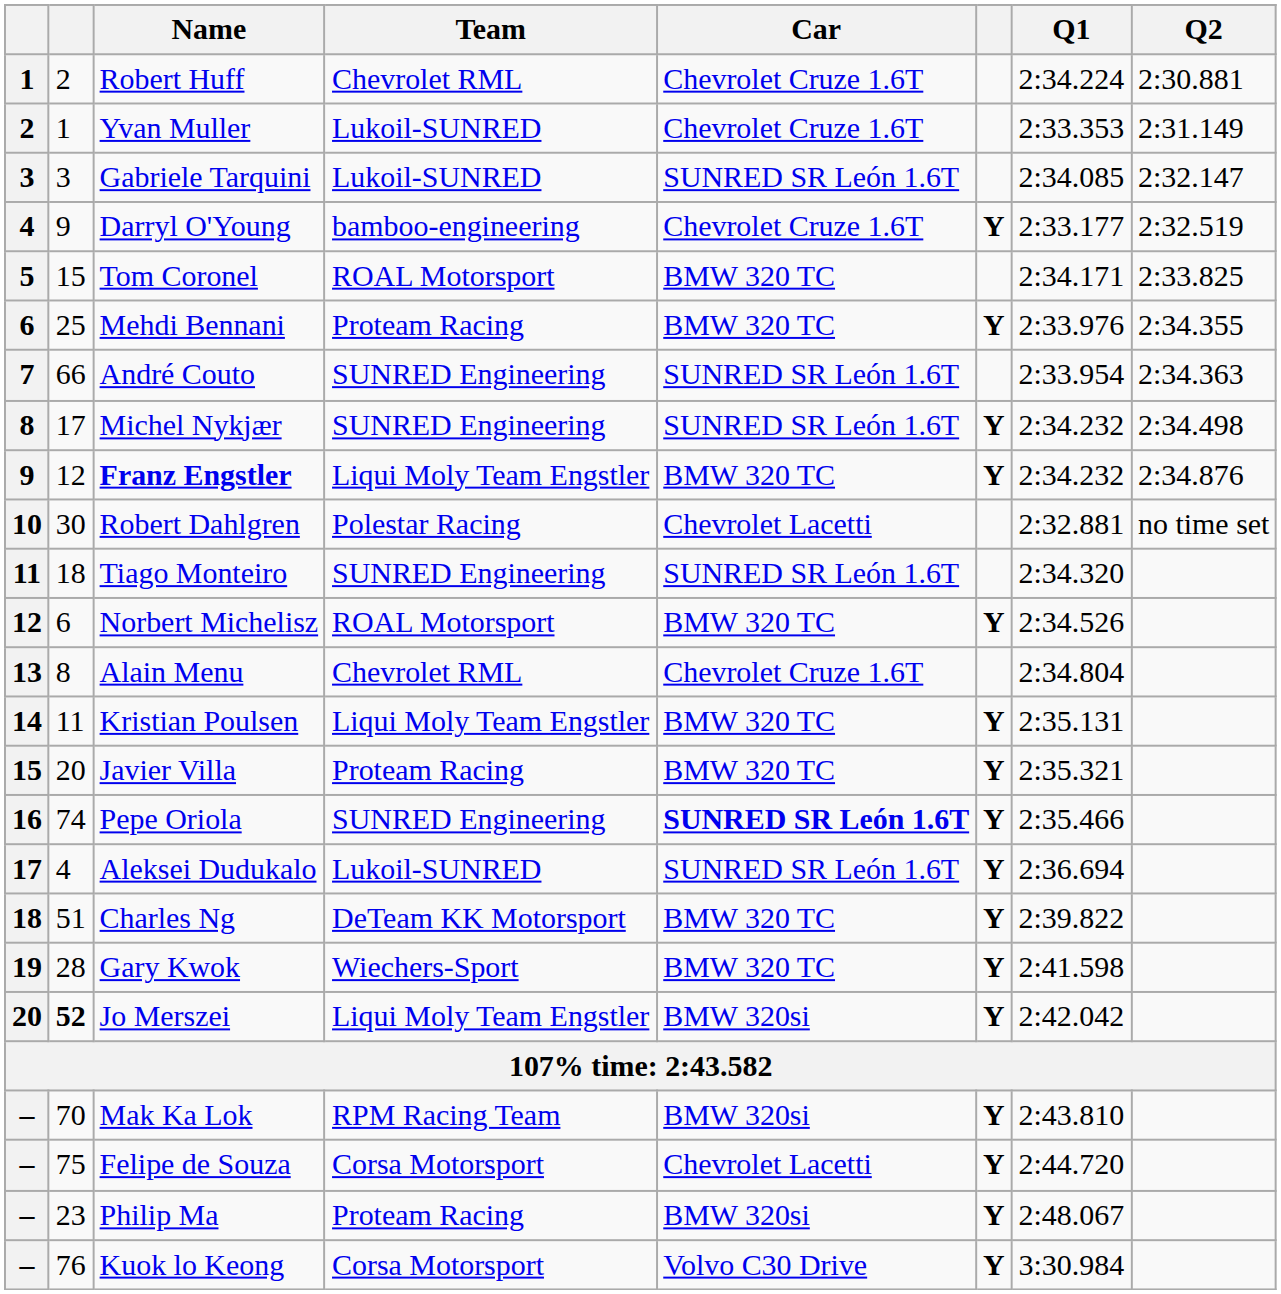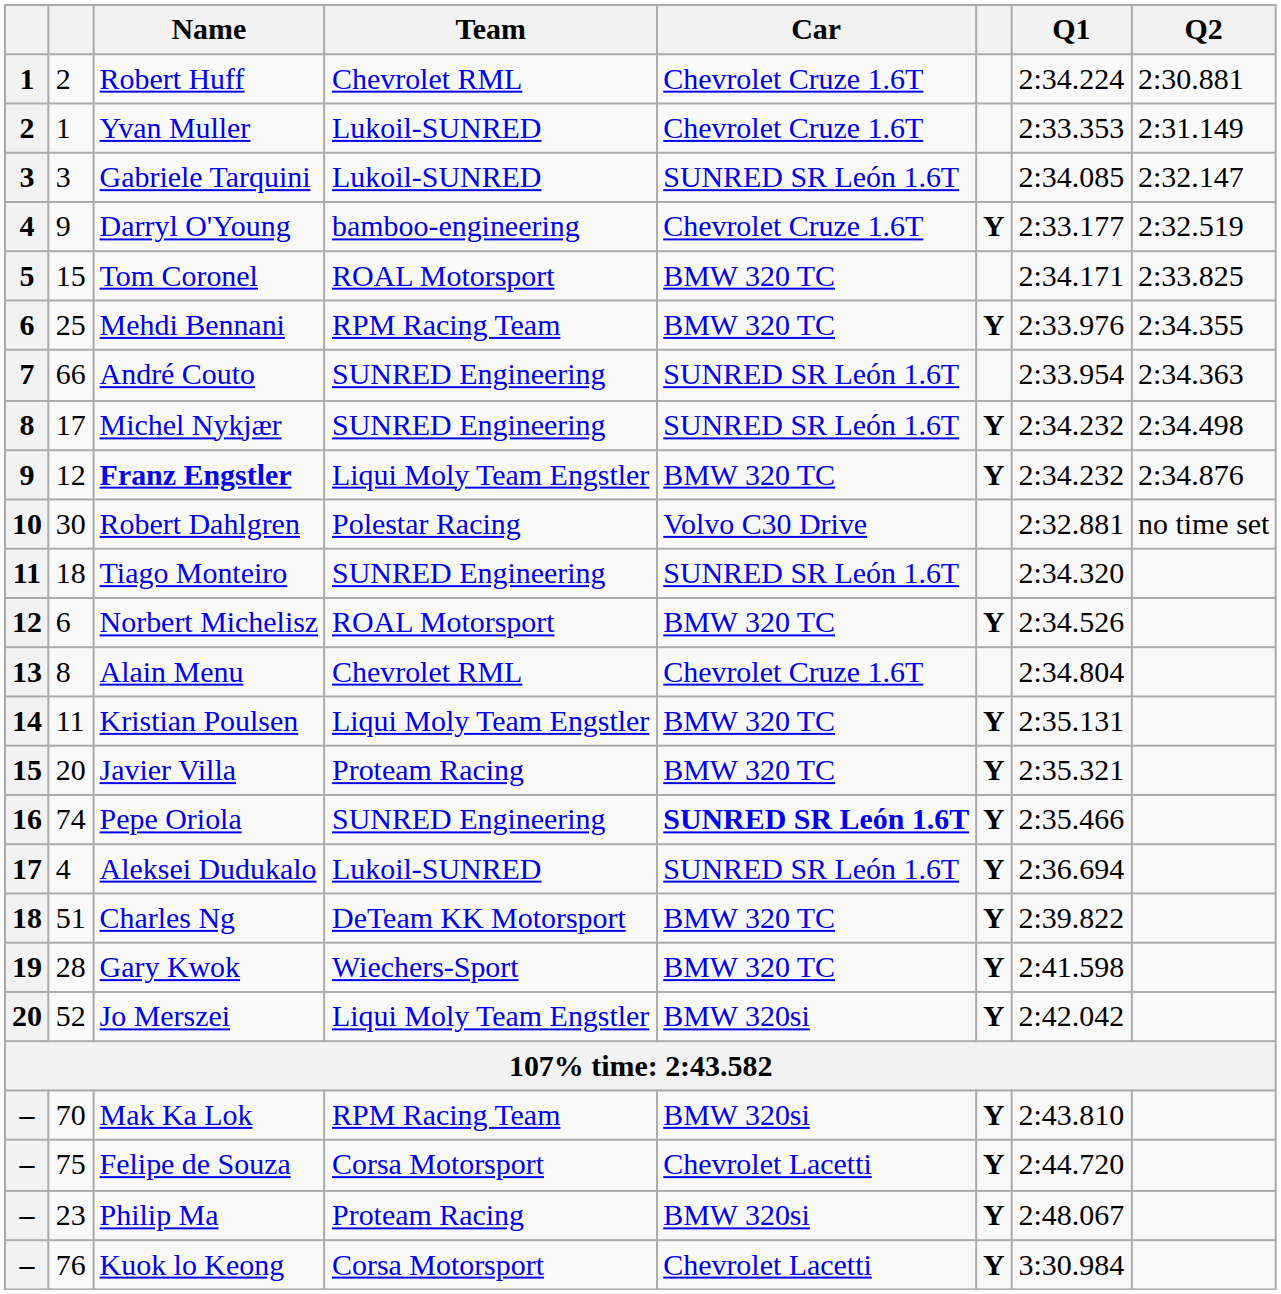(428, 325) Proteam Racing -> (446, 325) RPM Racing Team
(768, 523) Chevrolet Lacetti -> (765, 523) Volvo C30 Drive
(71, 1016) bold -> (71, 1016) normal
(765, 1263) Volvo C30 Drive -> (768, 1263) Chevrolet Lacetti
